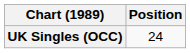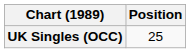(156, 36) 24 -> (156, 36) 25
